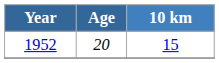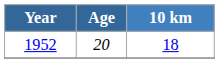(171, 44) 15 -> (171, 44) 18
